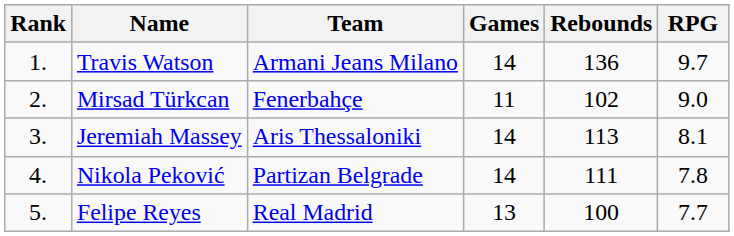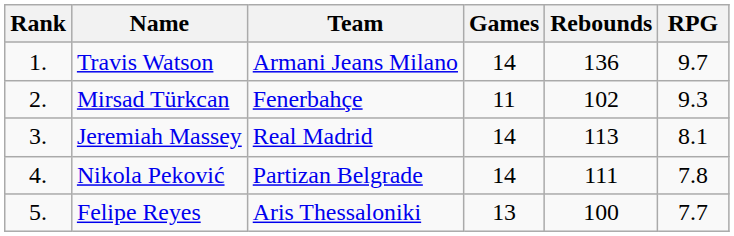(693, 99) 9.0 -> (693, 99) 9.3
(337, 136) Aris Thessaloniki -> (313, 136) Real Madrid
(313, 212) Real Madrid -> (337, 212) Aris Thessaloniki
